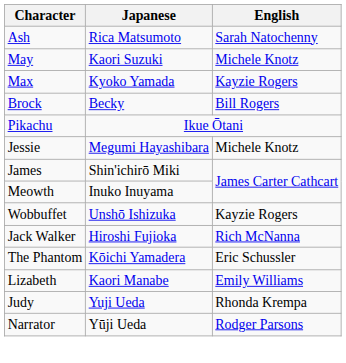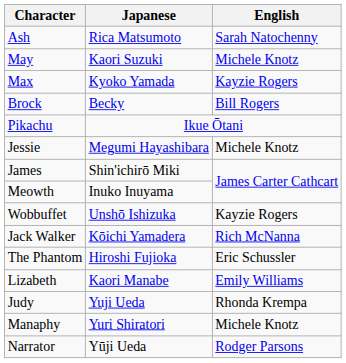(133, 236) Hiroshi Fujioka -> (137, 236) Kōichi Yamadera
(137, 258) Kōichi Yamadera -> (133, 258) Hiroshi Fujioka
+ row: (34, 324)
